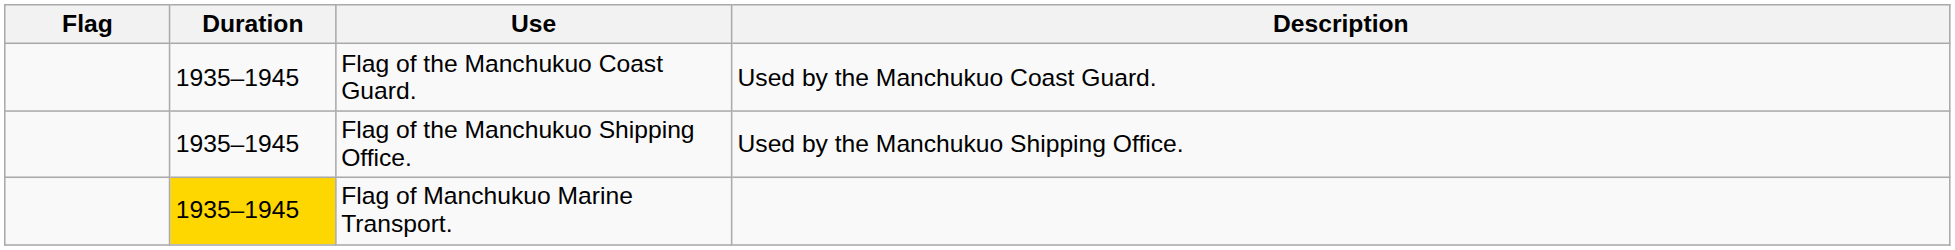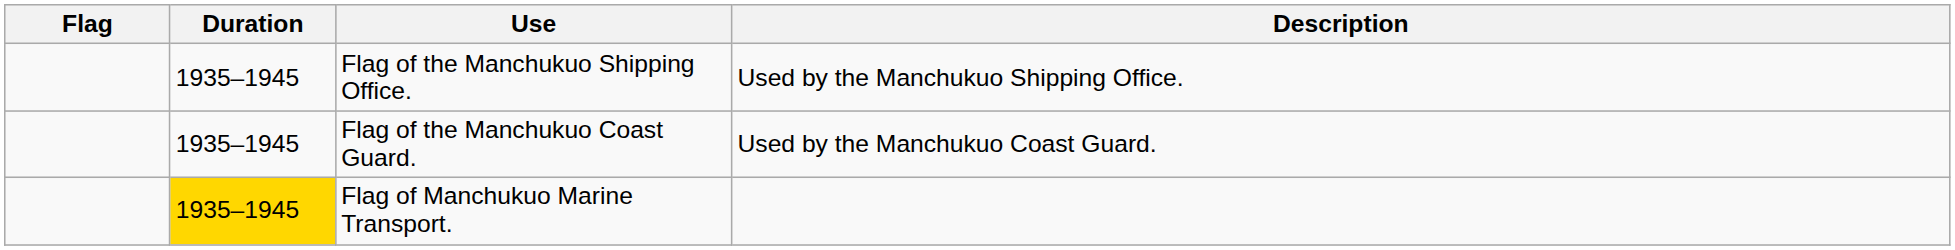rows swapped: (518, 143) <-> (502, 76)
